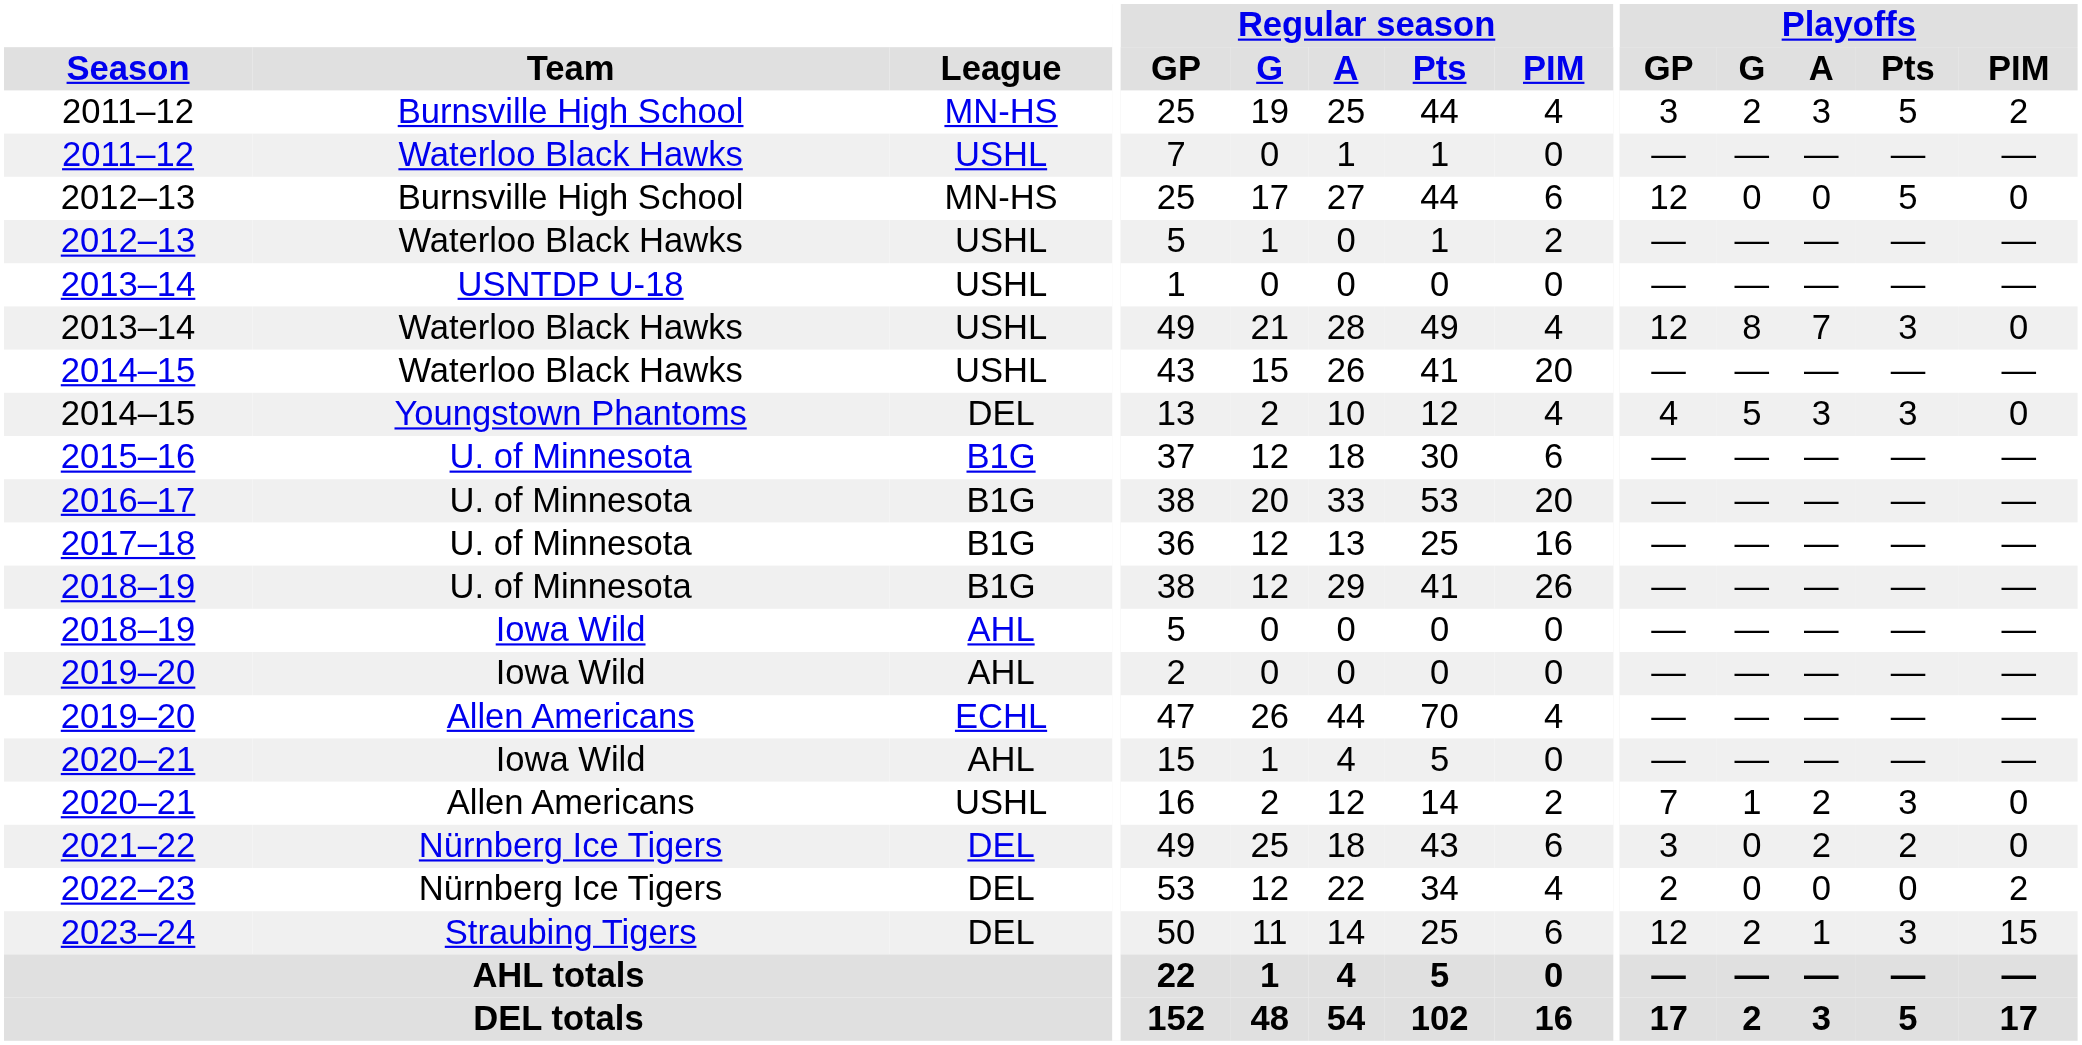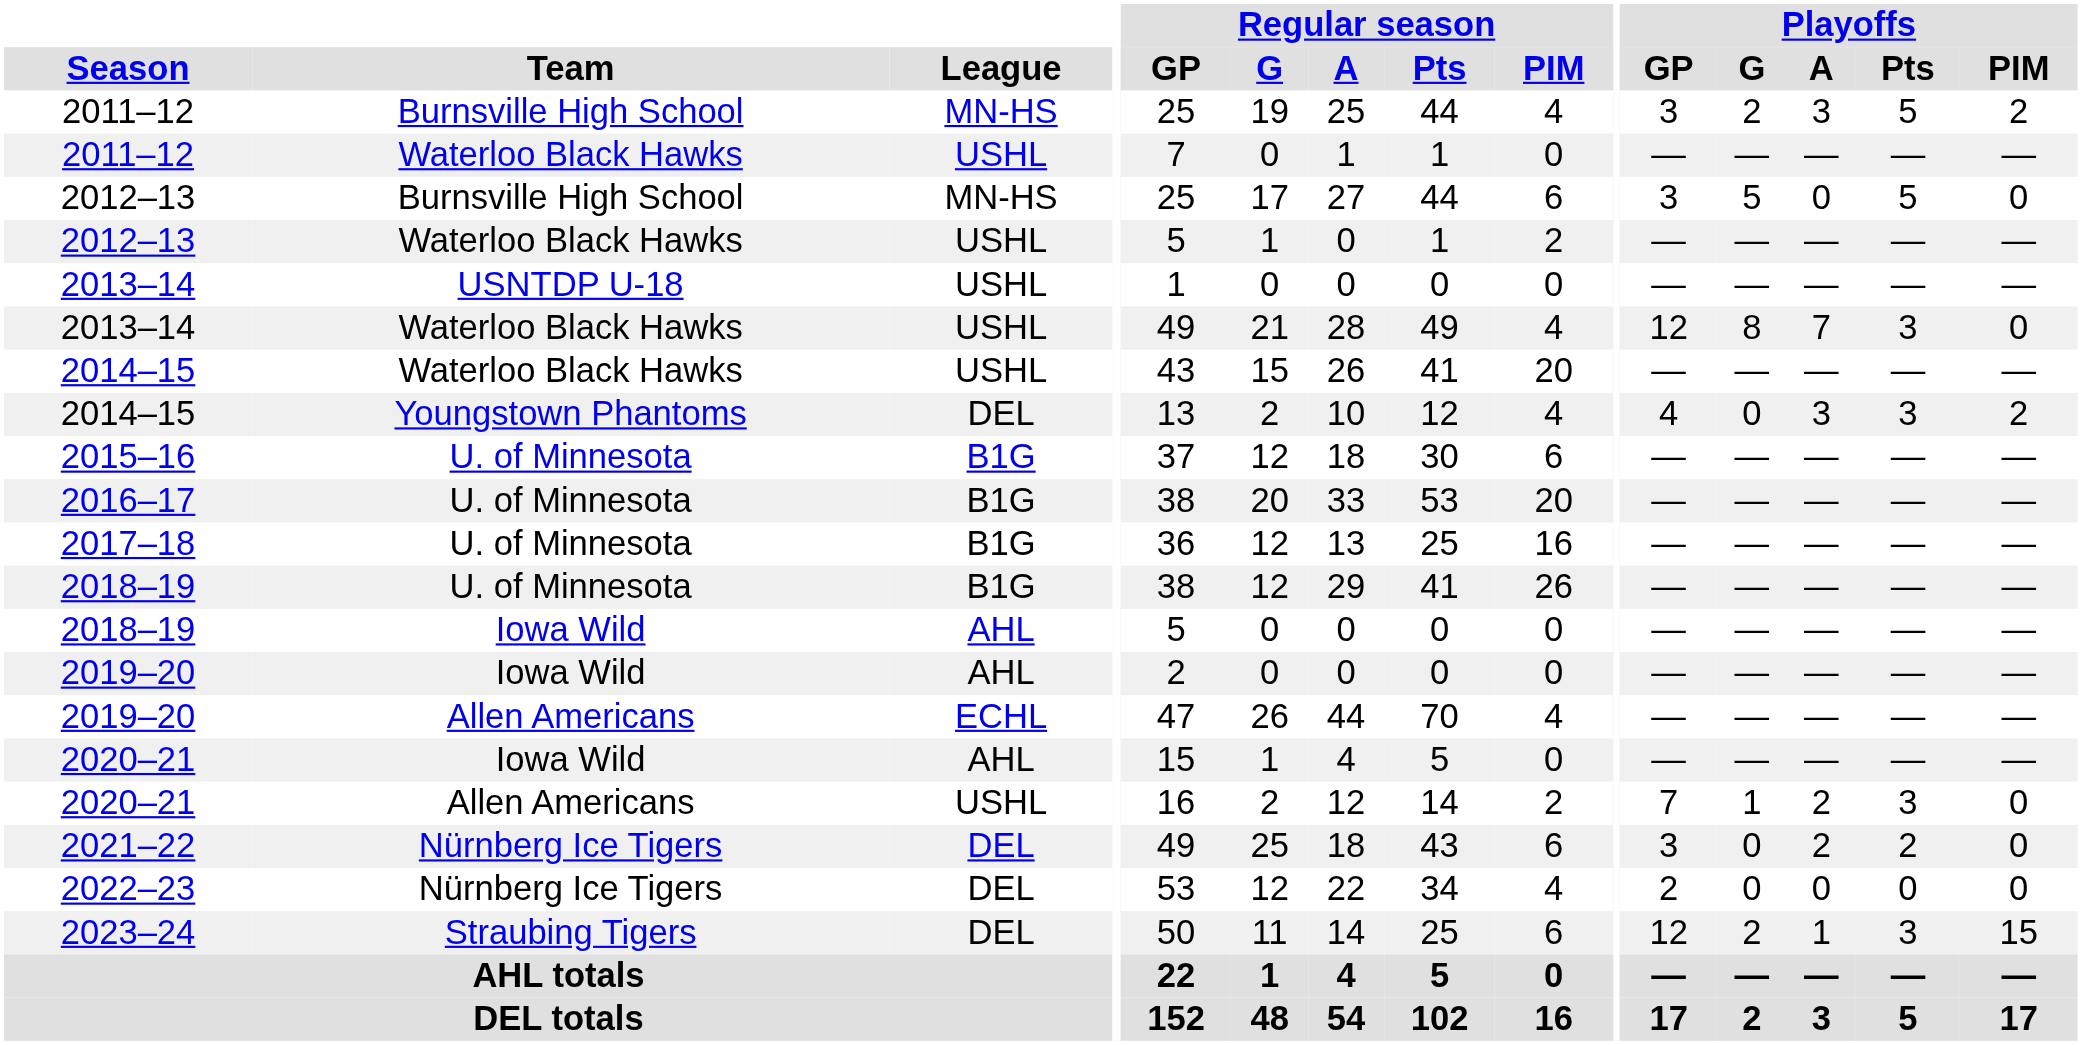(1669, 197) 12 -> (1669, 197) 3
(1752, 197) 0 -> (1752, 197) 5
(1752, 413) 5 -> (1752, 413) 0
(2019, 413) 0 -> (2019, 413) 2
(2019, 889) 2 -> (2019, 889) 0
